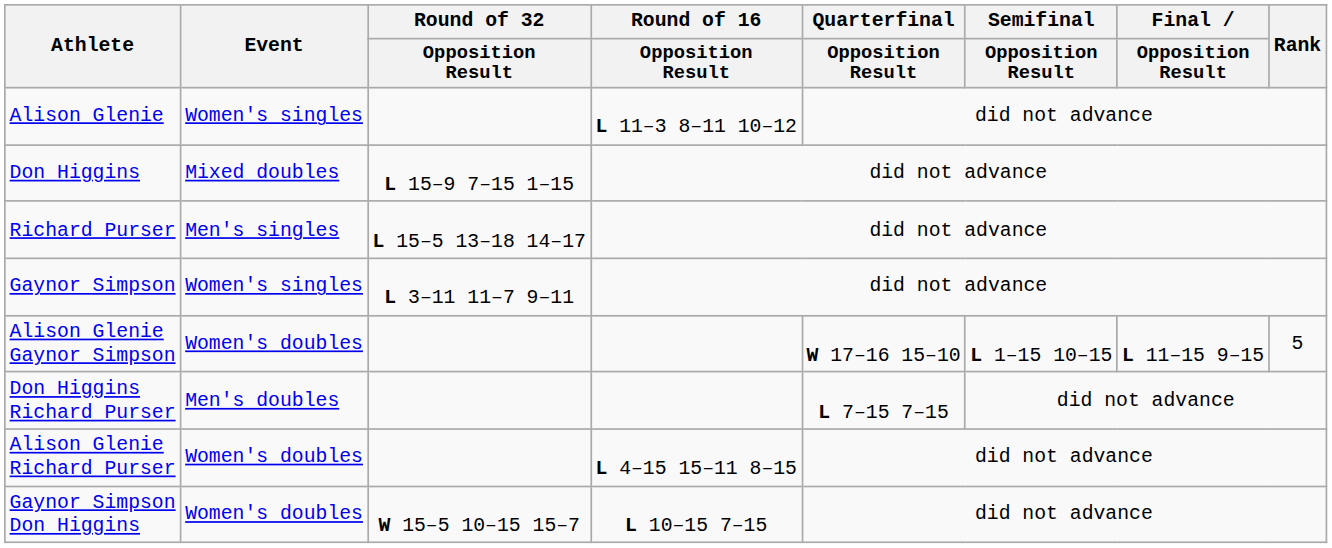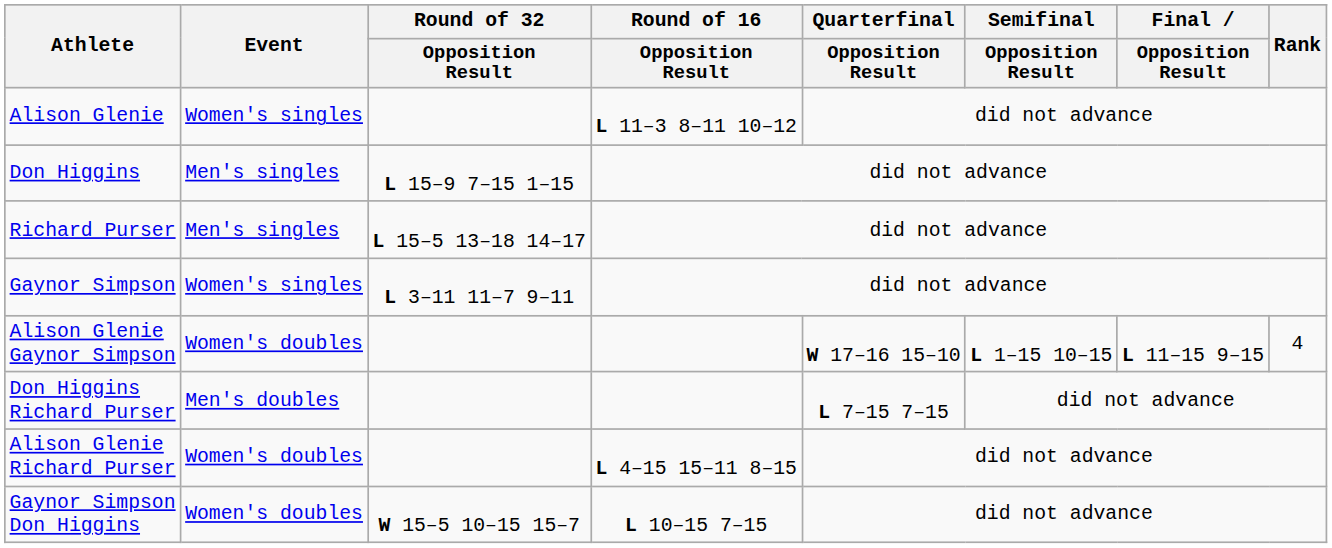(262, 173) Mixed doubles -> (262, 173) Men's singles
(1297, 343) 5 -> (1297, 343) 4
